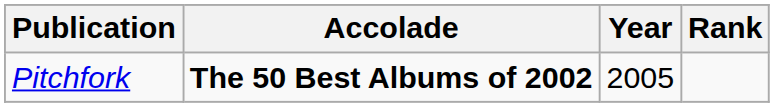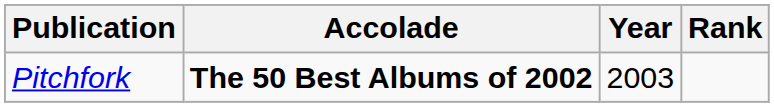(640, 76) 2005 -> (640, 76) 2003
